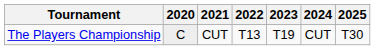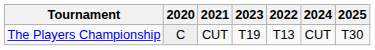columns swapped: (249, 15) <-> (284, 15)
